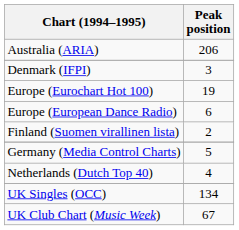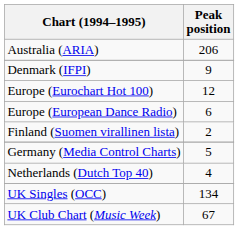(208, 70) 3 -> (208, 70) 9
(208, 91) 19 -> (208, 91) 12
